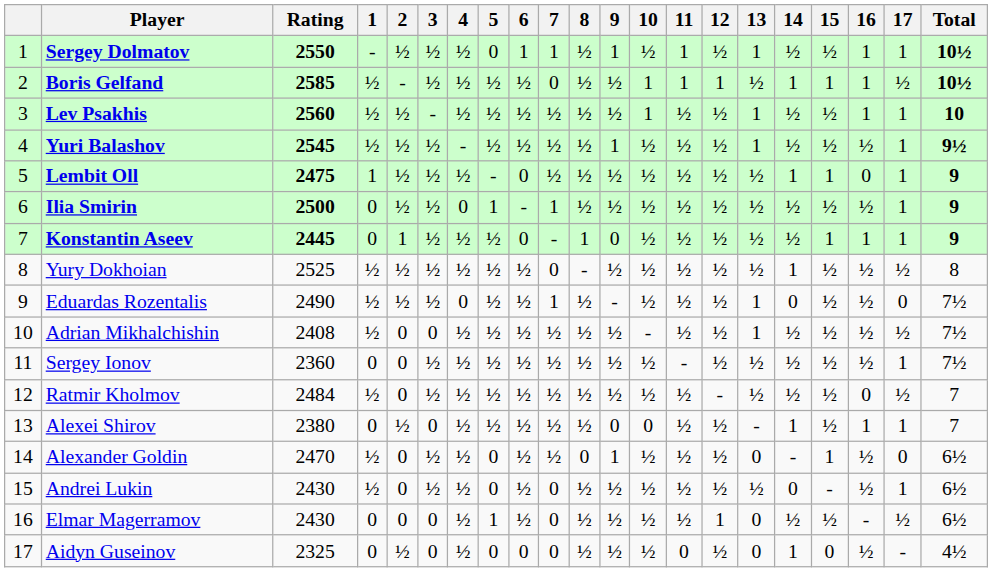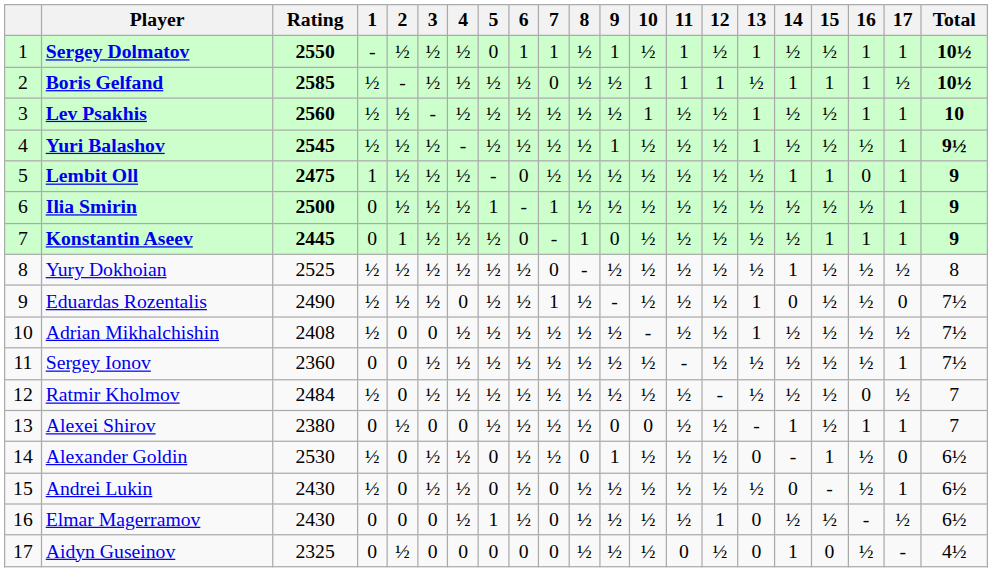(463, 207) 0 -> (463, 207) ½
(463, 425) ½ -> (463, 425) 0
(315, 457) 2470 -> (315, 457) 2530
(463, 550) ½ -> (463, 550) 0
